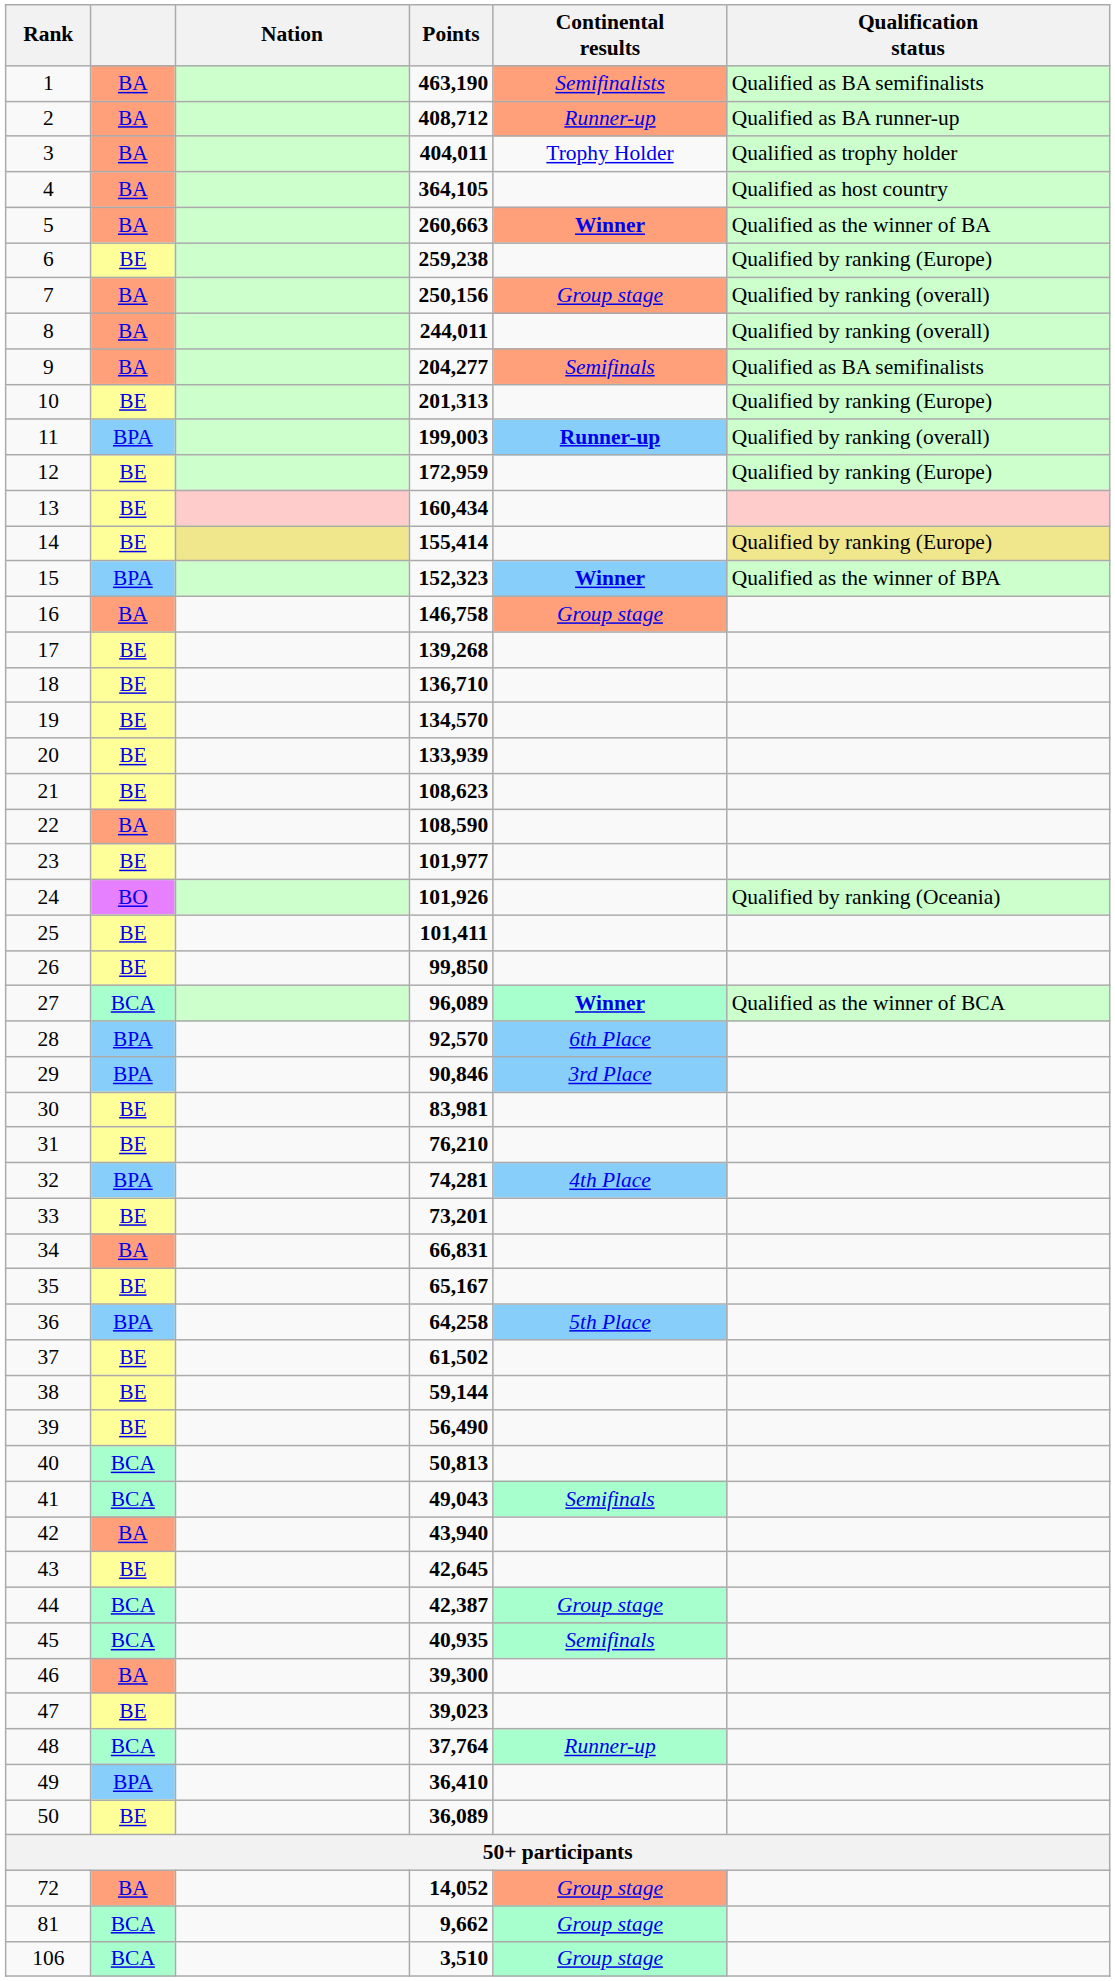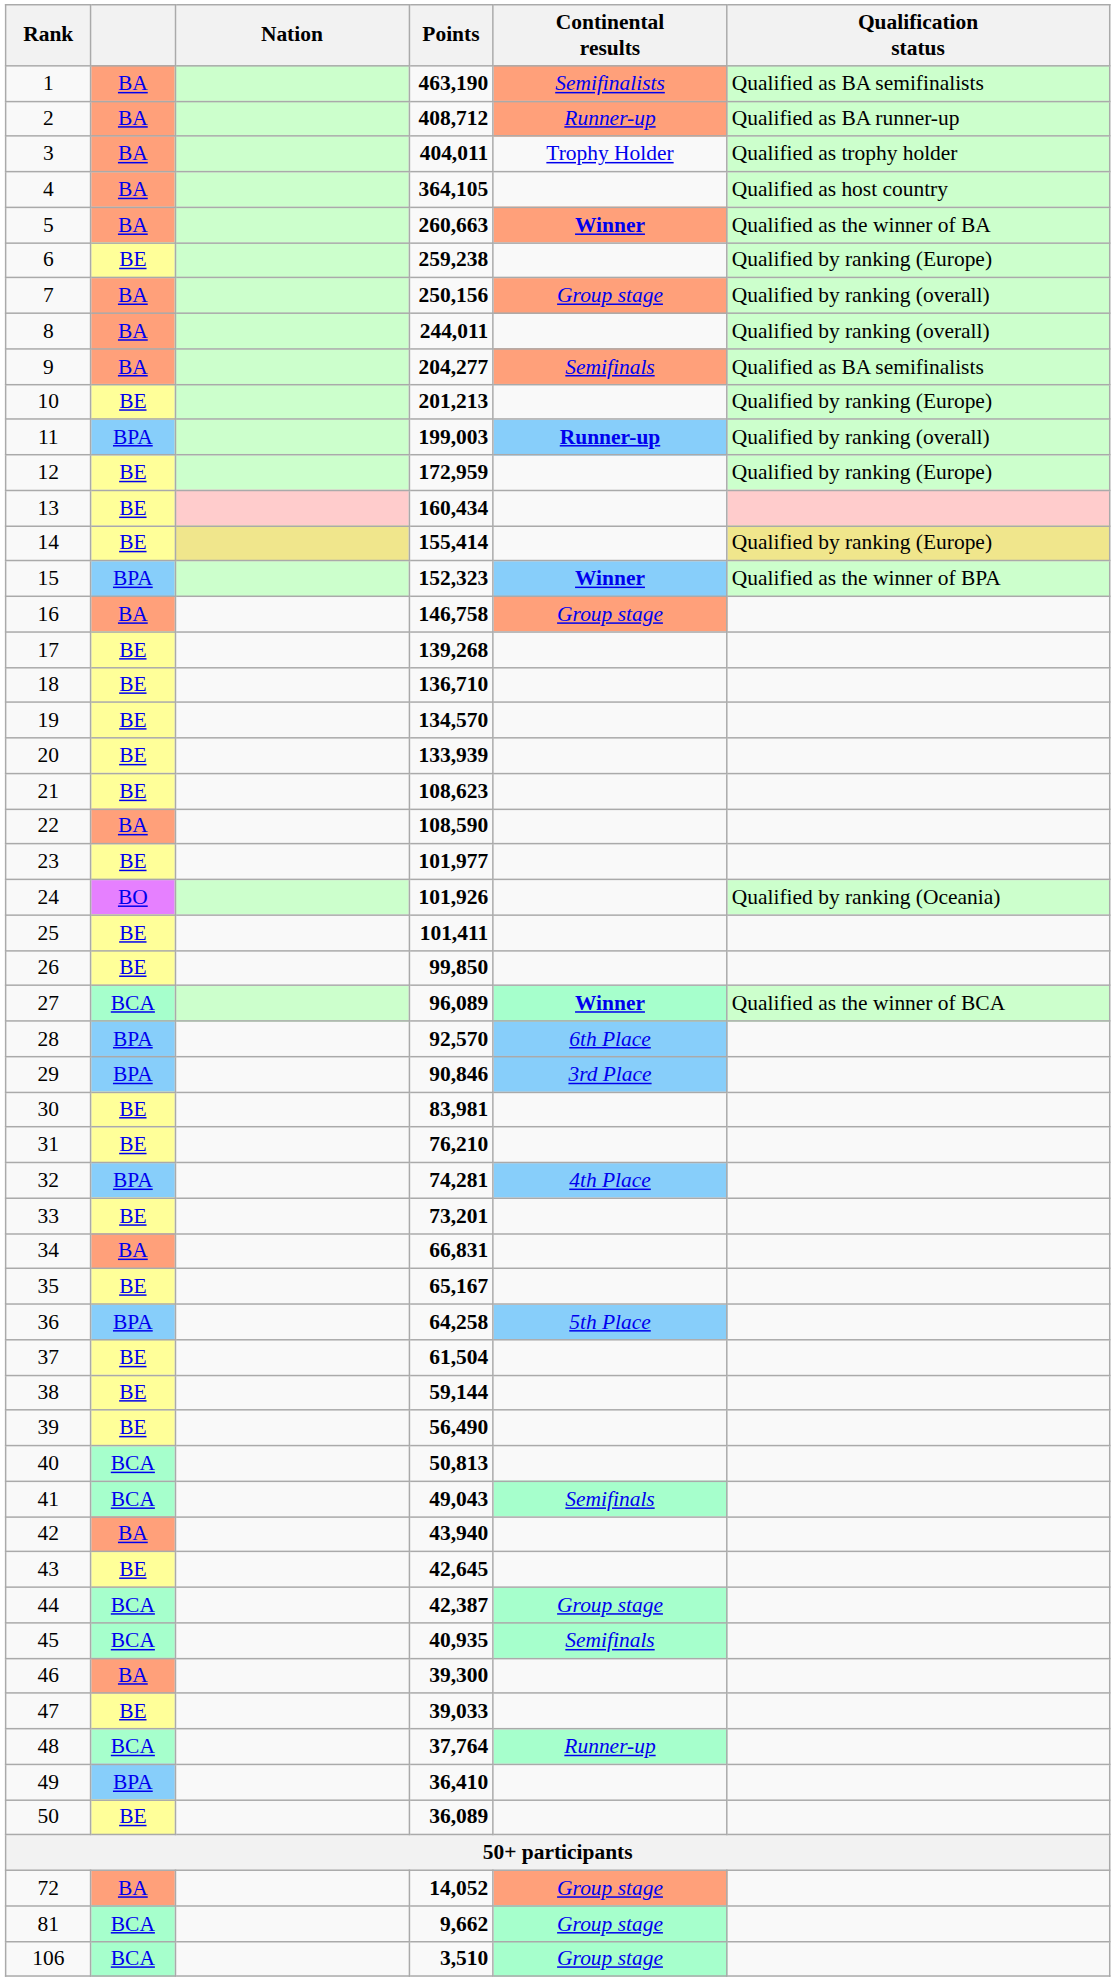(453, 401) 201,313 -> (453, 401) 201,213
(459, 1356) 61,502 -> (459, 1356) 61,504
(459, 1710) 39,023 -> (459, 1710) 39,033
